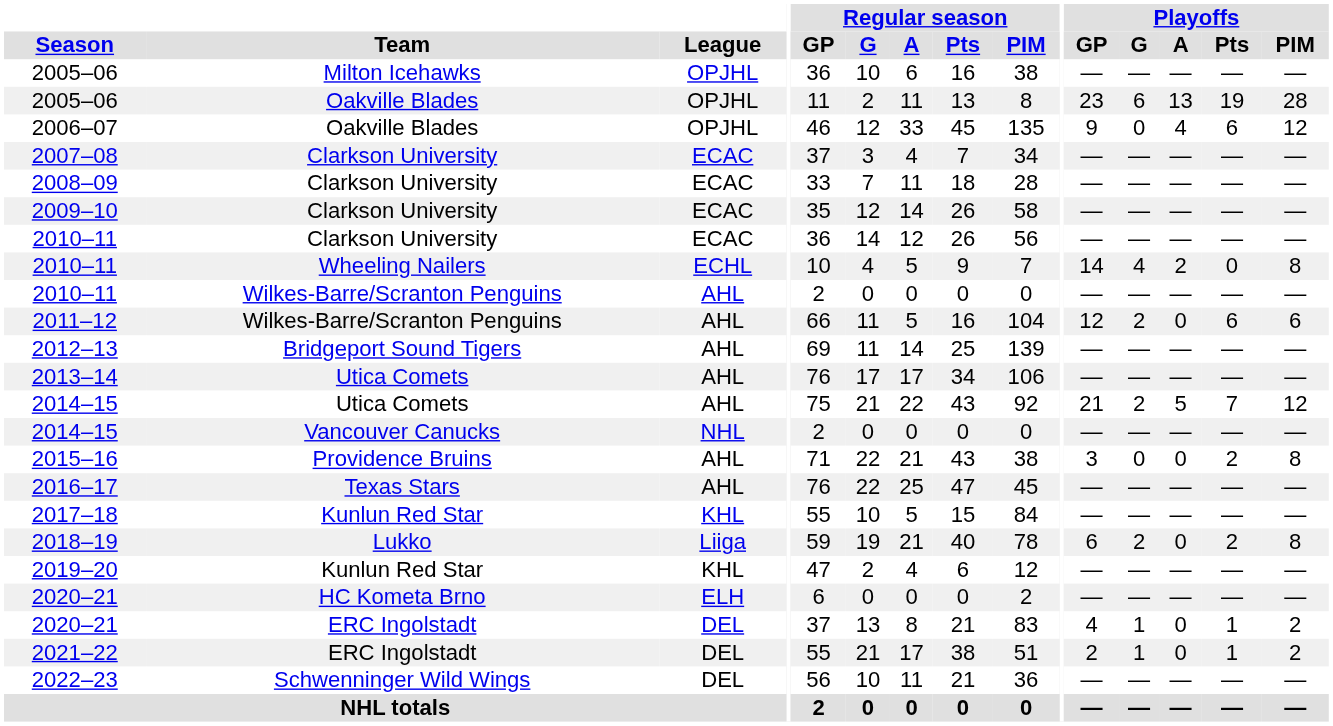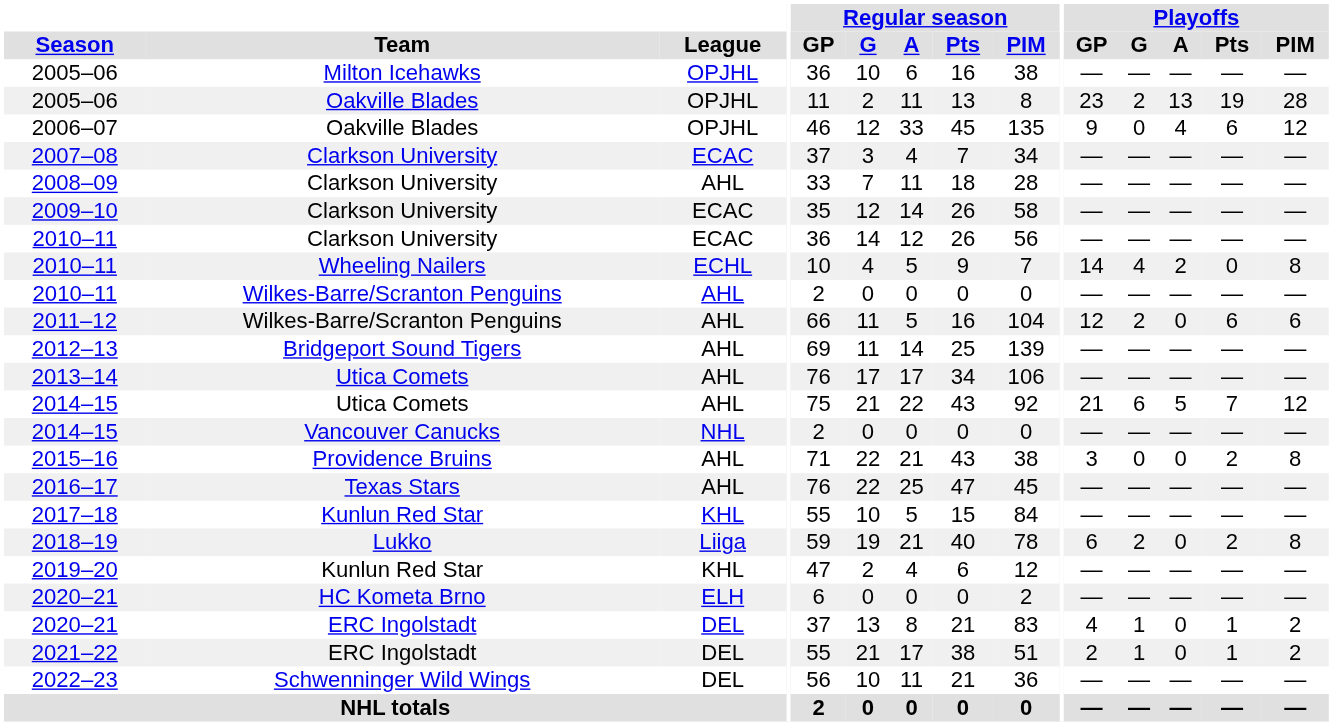(1139, 100) 6 -> (1139, 100) 2
(723, 183) ECAC -> (723, 183) AHL
(1139, 404) 2 -> (1139, 404) 6
